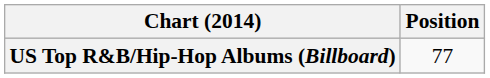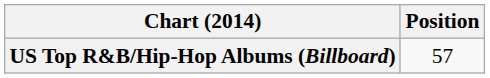(442, 55) 77 -> (442, 55) 57
